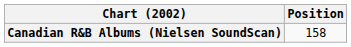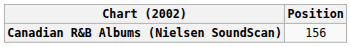(316, 33) 158 -> (316, 33) 156
